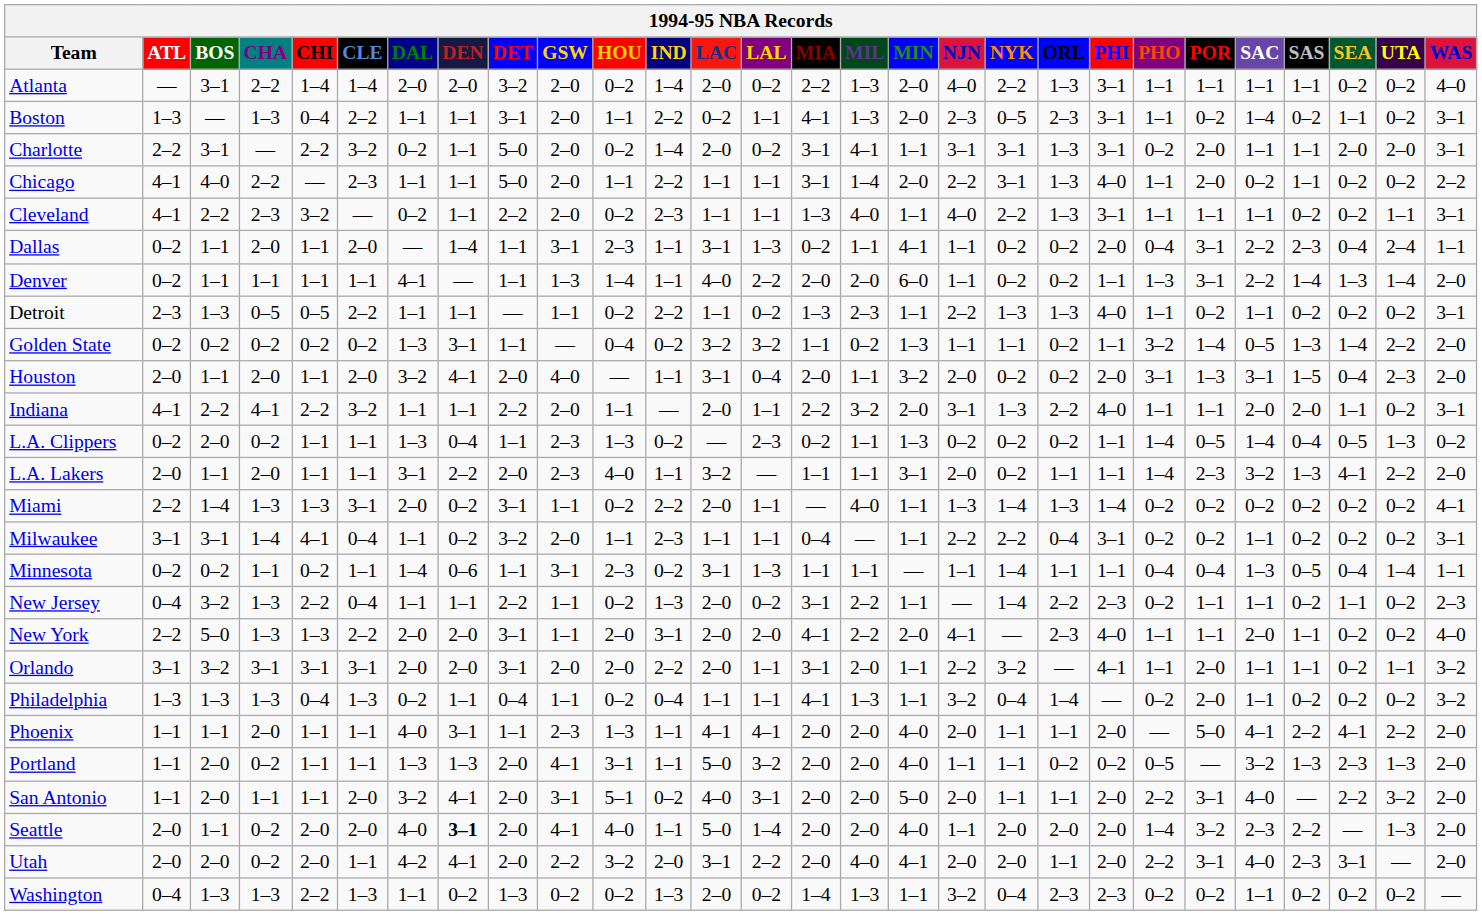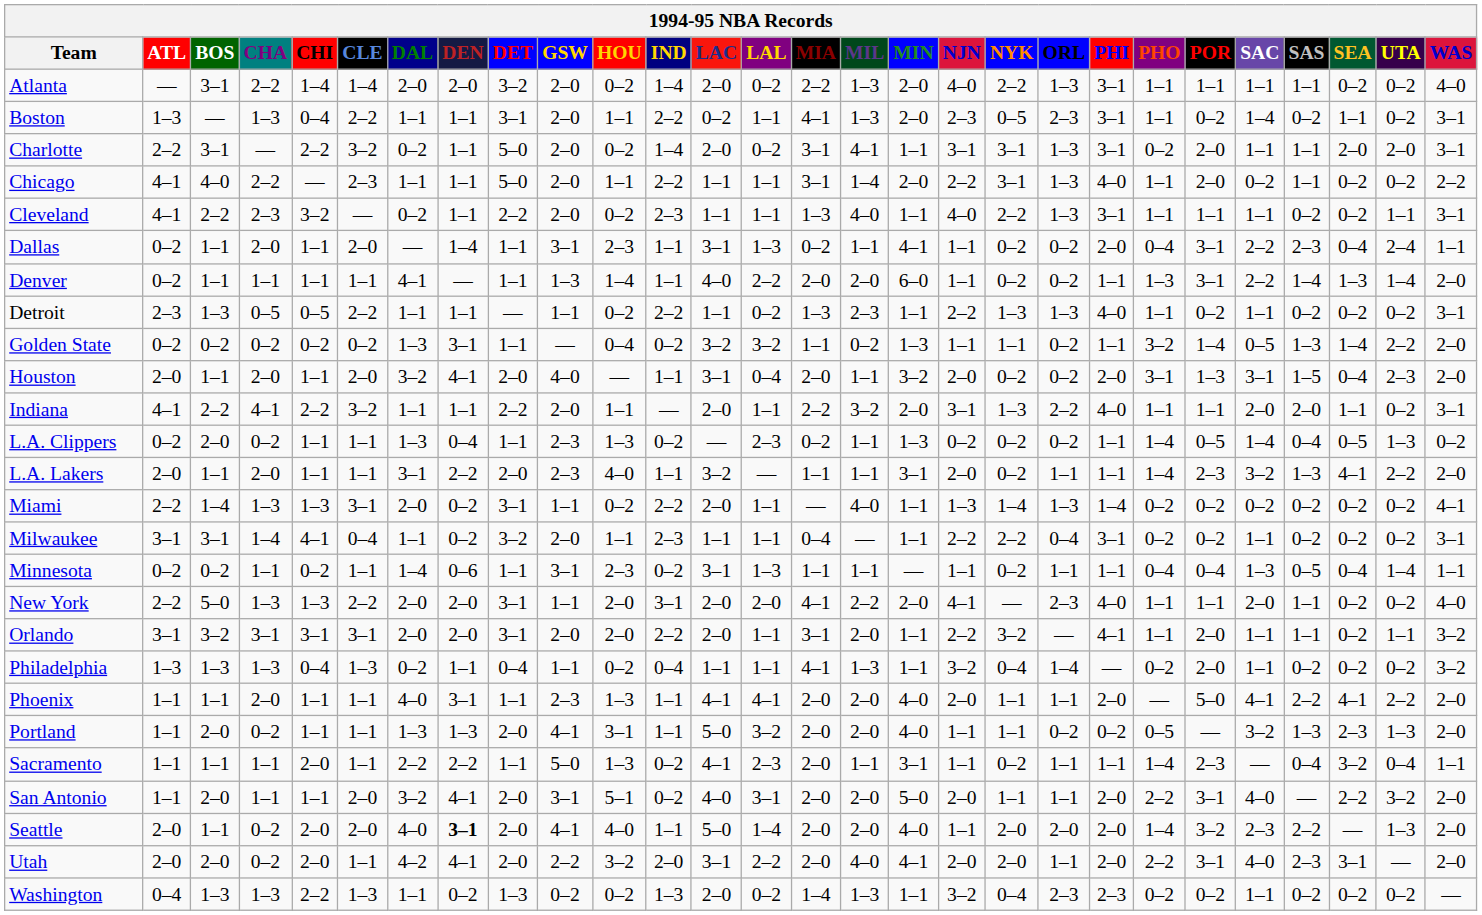(1012, 570) 1–4 -> (1012, 570) 0–2
- row: (55, 602)
+ row: (55, 764)
